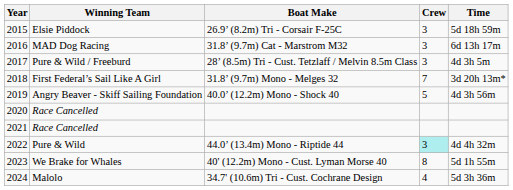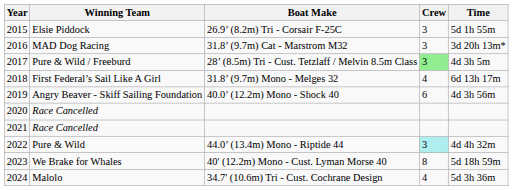(476, 29) 5d 18h 59m -> (473, 29) 5d 1h 55m
(476, 45) 6d 13h 17m -> (478, 45) 3d 20h 13m*
(425, 62) no background -> (425, 62) lightgreen background
(425, 78) 7 -> (425, 78) 4
(478, 78) 3d 20h 13m* -> (476, 78) 6d 13h 17m
(425, 95) 5 -> (425, 95) 6
(473, 161) 5d 1h 55m -> (476, 161) 5d 18h 59m
